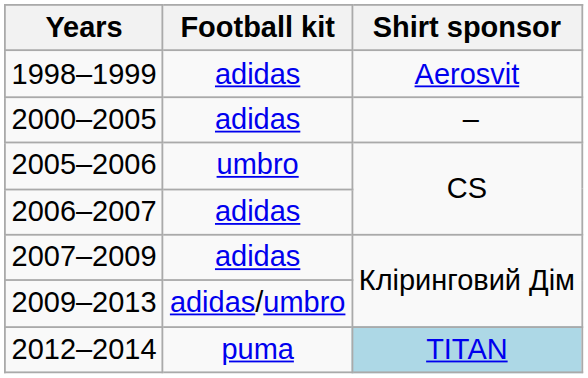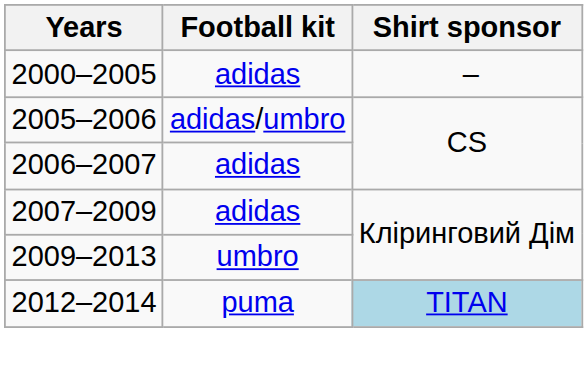- row: (84, 73)
(258, 165) umbro -> (258, 119) adidas/umbro
(258, 303) adidas/umbro -> (258, 257) umbro
